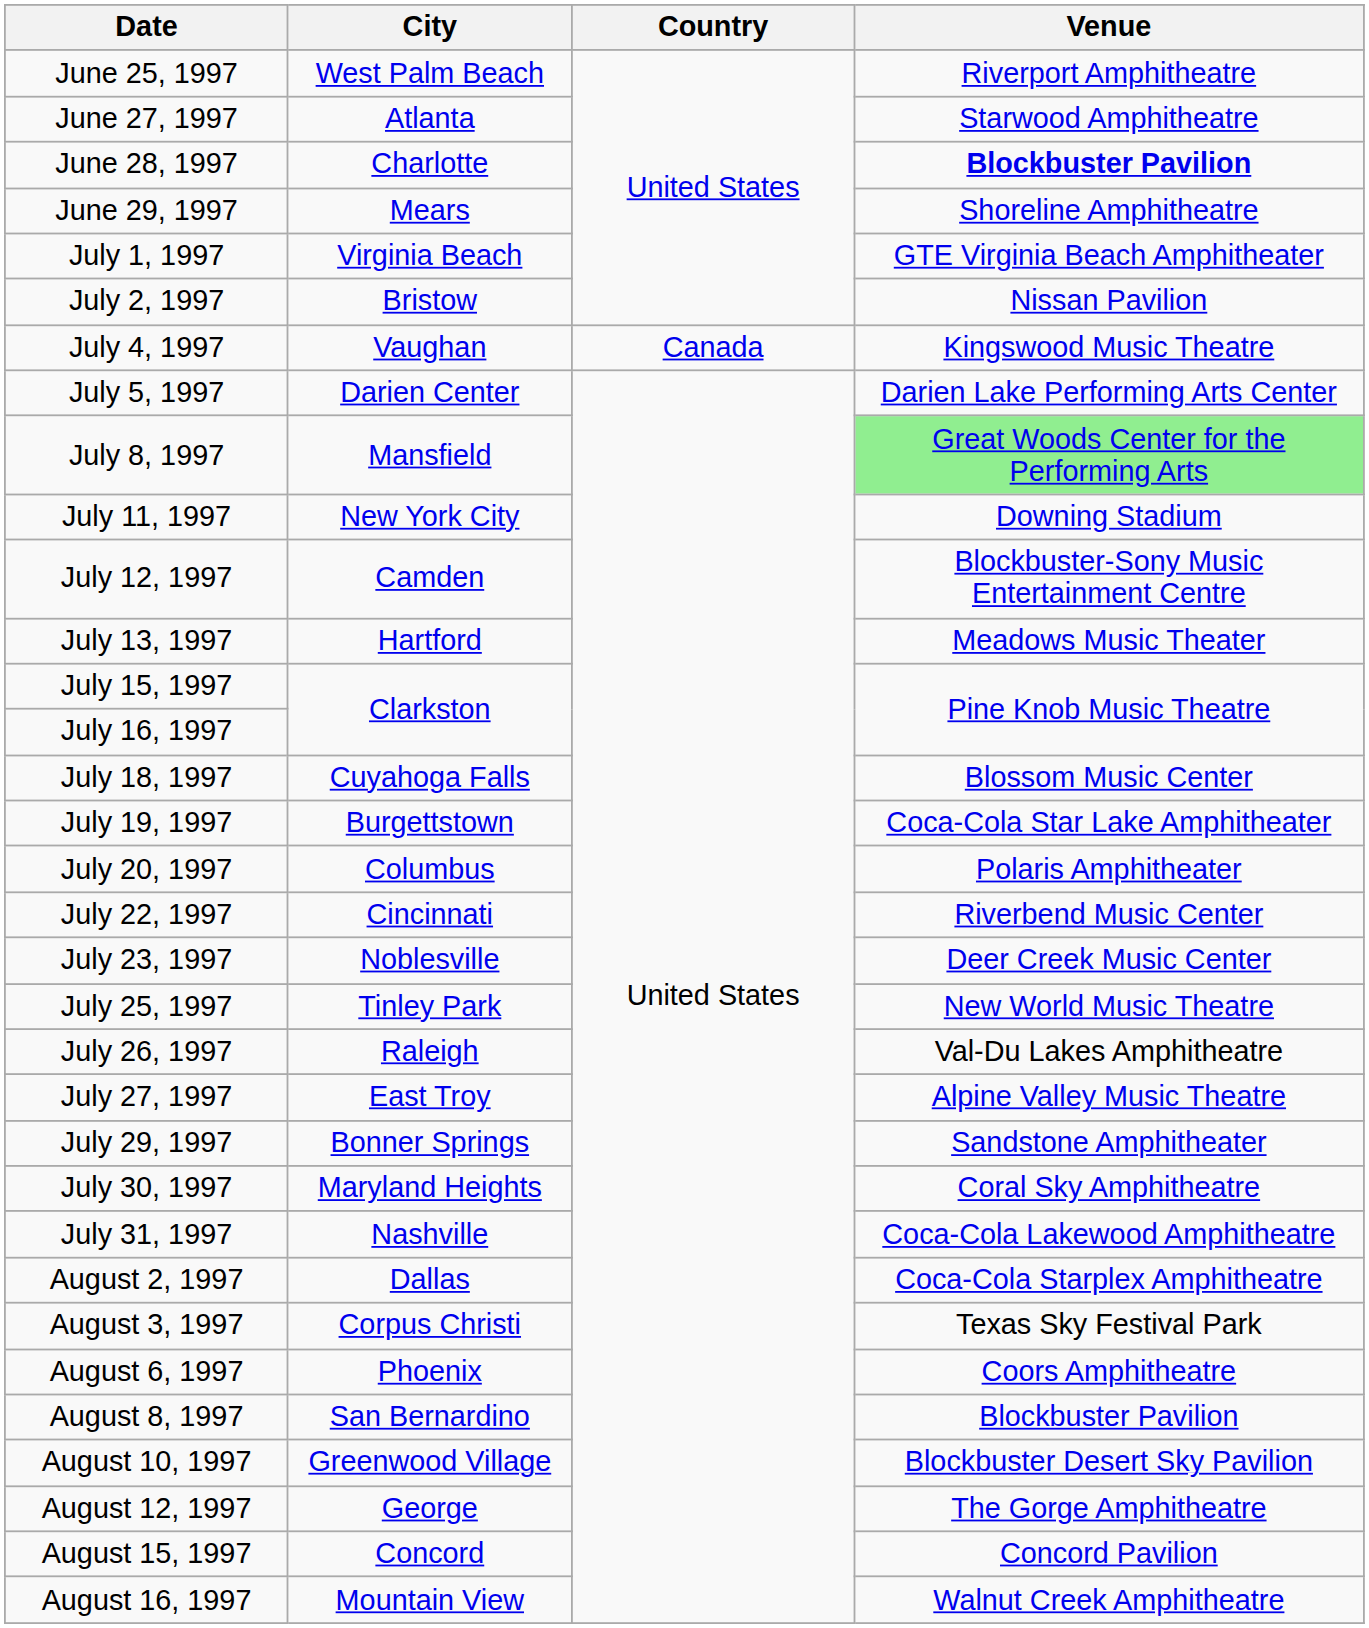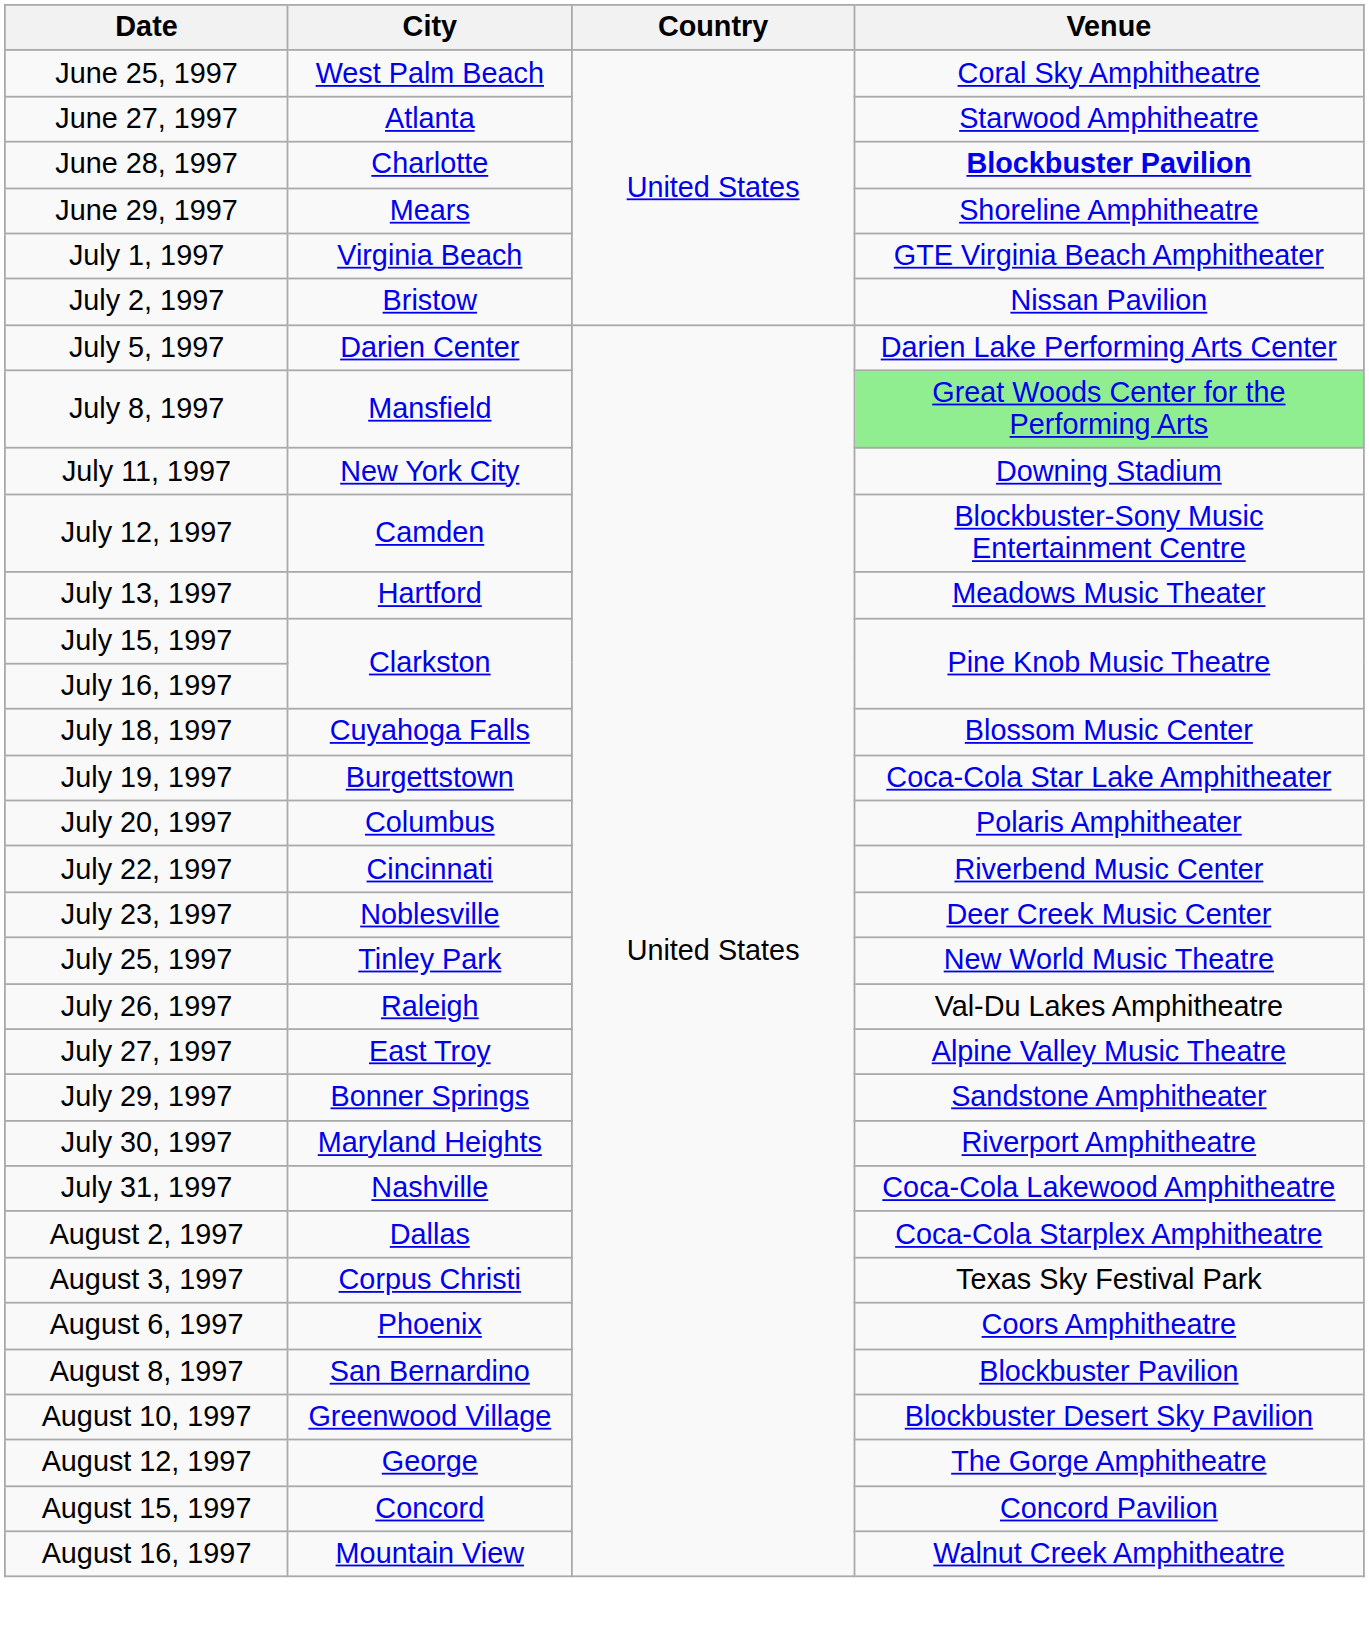(1109, 73) Riverport Amphitheatre -> (1109, 73) Coral Sky Amphitheatre
- row: (147, 347)
(1109, 1188) Coral Sky Amphitheatre -> (1109, 1142) Riverport Amphitheatre
